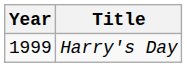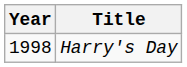(30, 48) 1999 -> (30, 48) 1998
